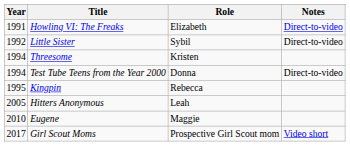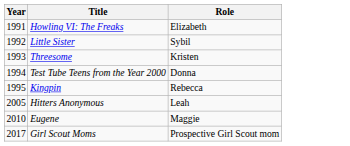- column: (313, 12)
(16, 57) 1994 -> (16, 57) 1993
